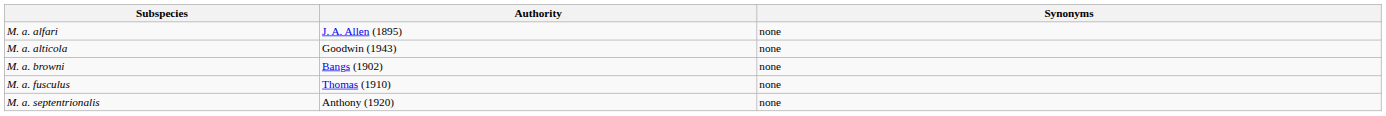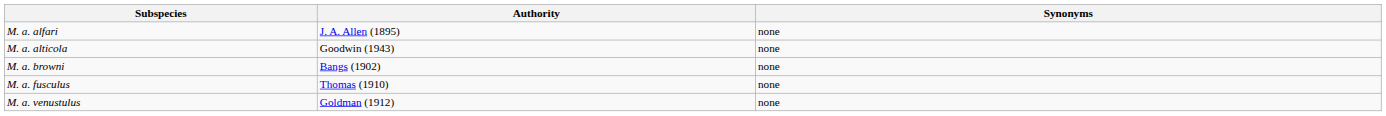- row: (53, 102)
+ row: (44, 102)
